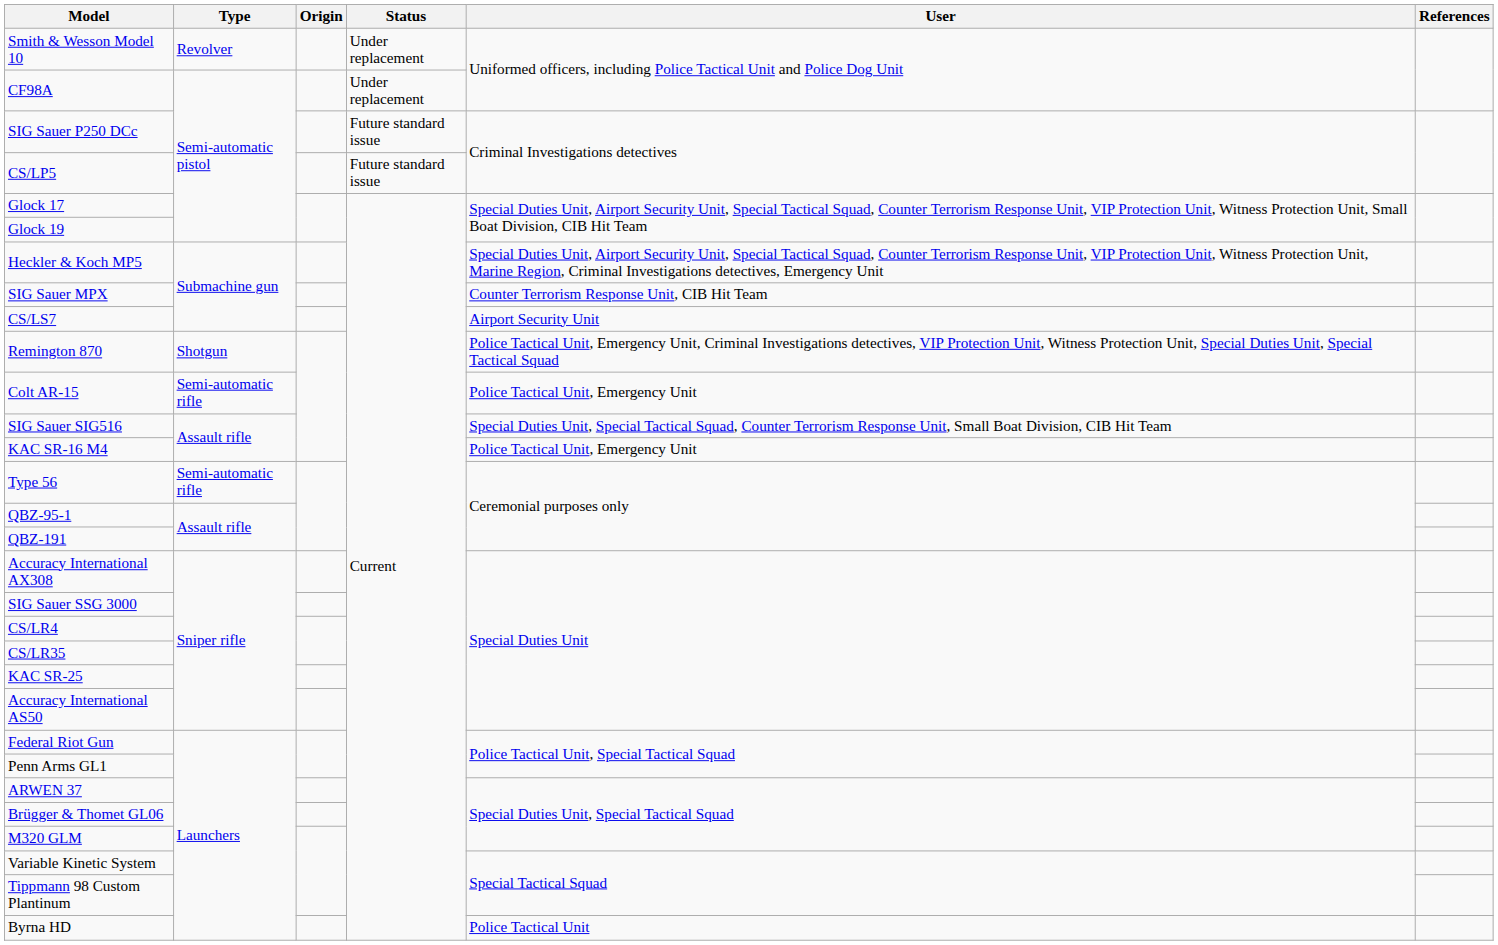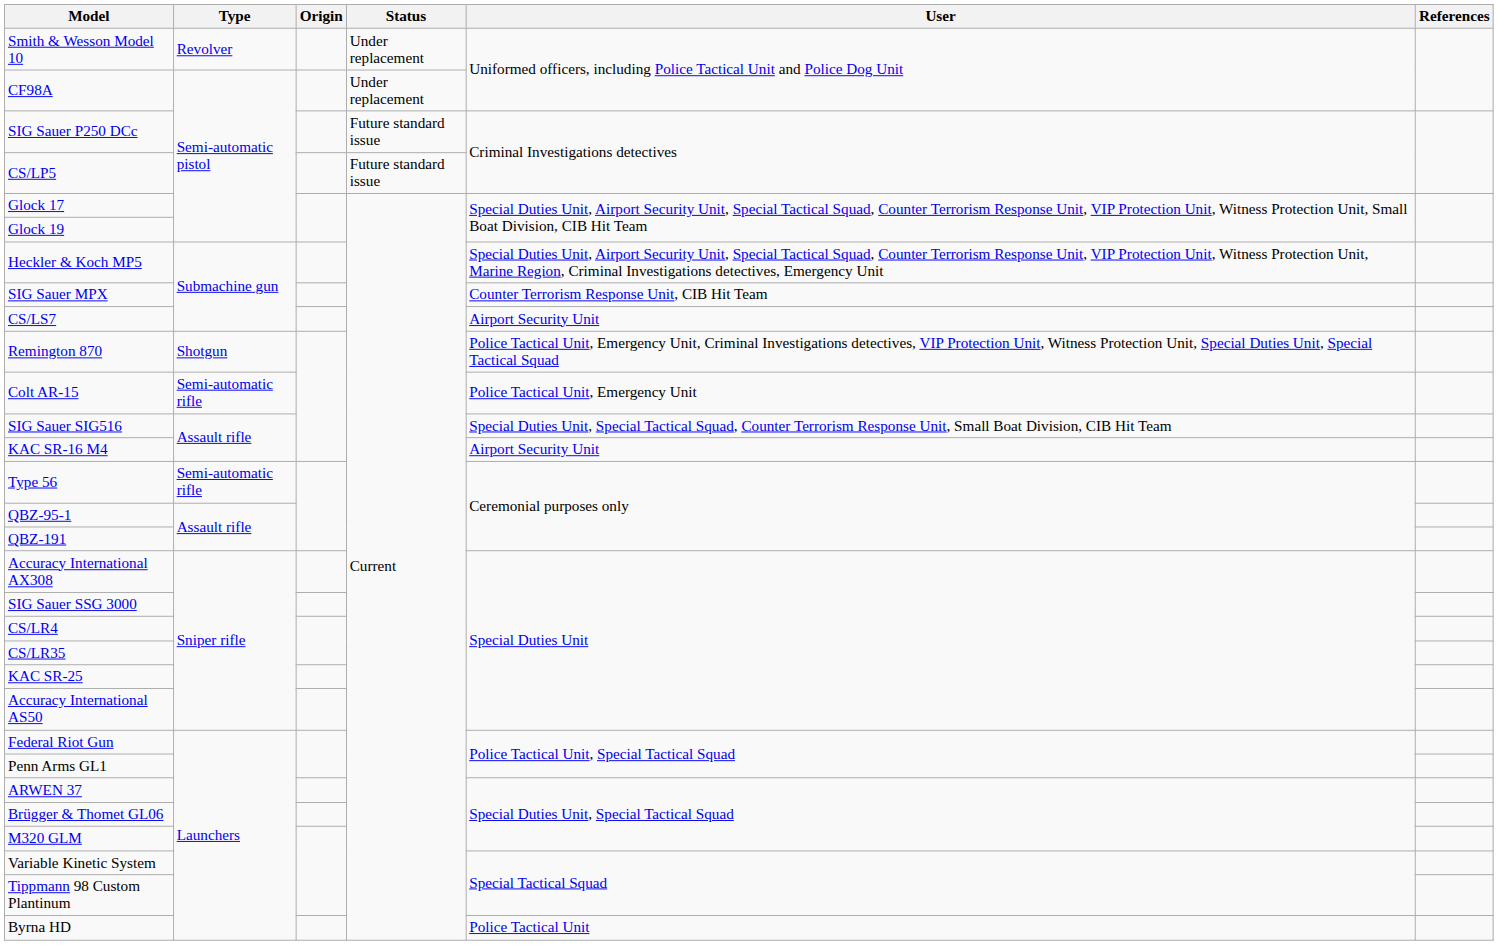(583, 449) Police Tactical Unit, Emergency Unit -> (534, 449) Airport Security Unit
